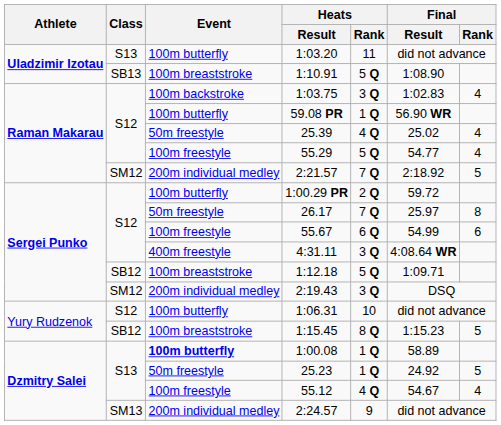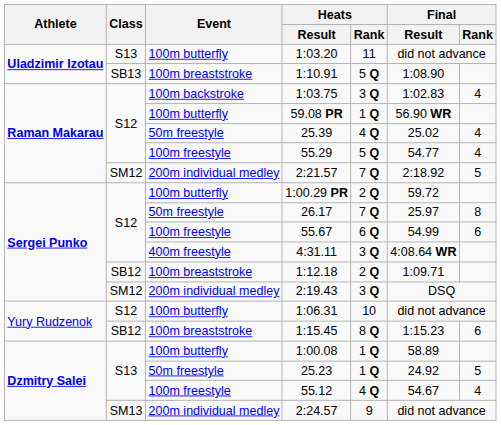(369, 272) 5 Q -> (369, 272) 2 Q
(478, 331) 5 -> (478, 331) 6
(191, 351) bold -> (188, 351) normal
